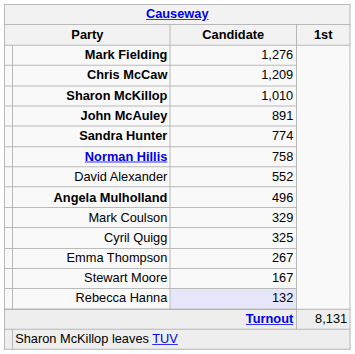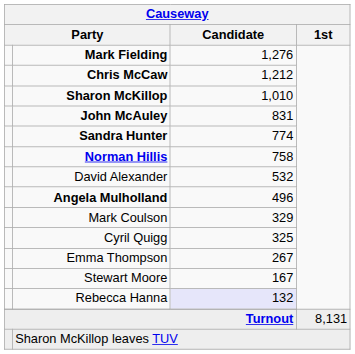(277, 75) 1,209 -> (277, 75) 1,212
(283, 116) 891 -> (283, 116) 831
(283, 177) 552 -> (283, 177) 532
